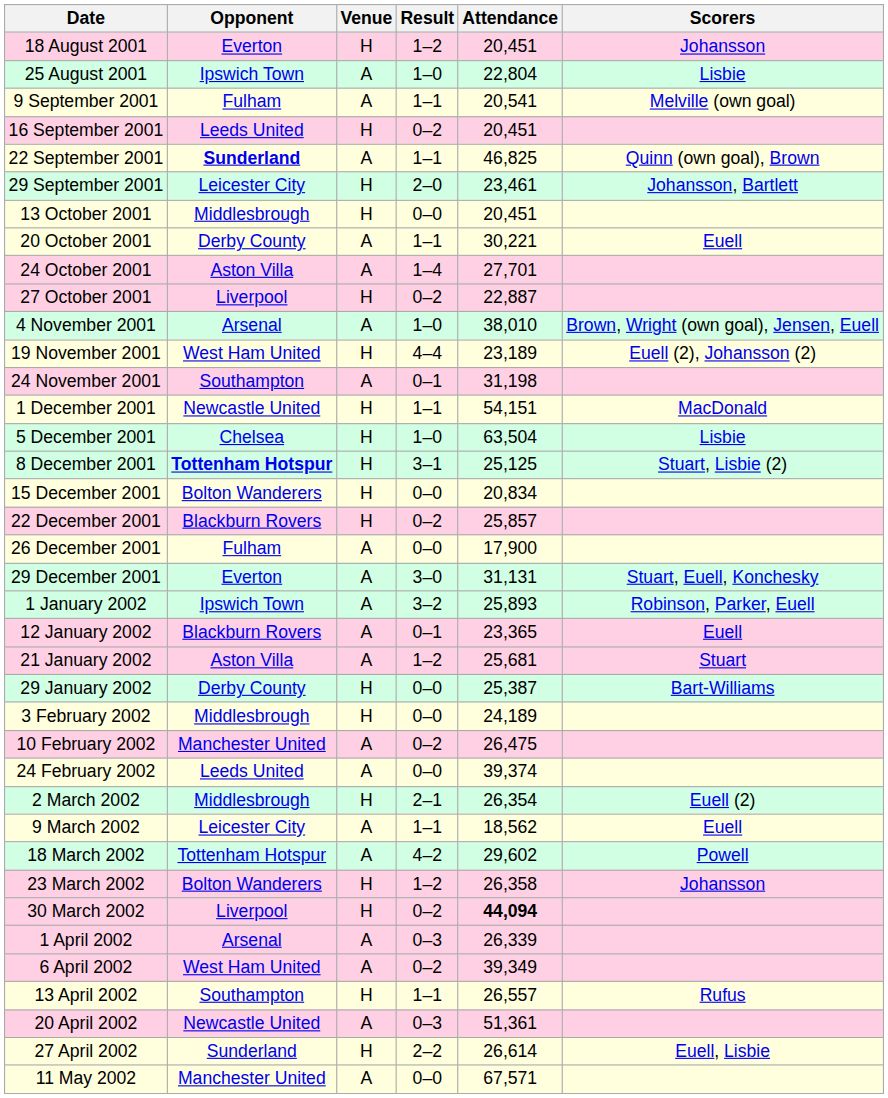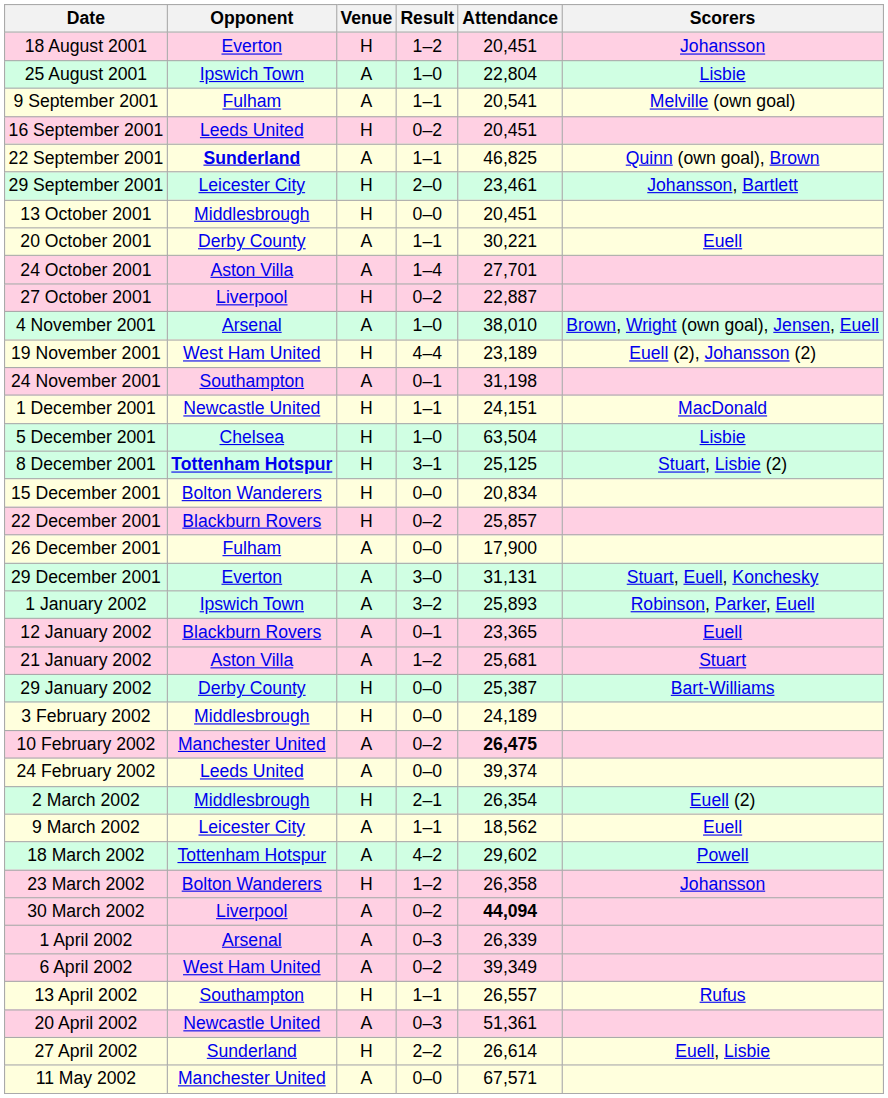(510, 409) 54,151 -> (510, 409) 24,151
(510, 744) normal -> (510, 744) bold
(366, 911) H -> (366, 911) A
